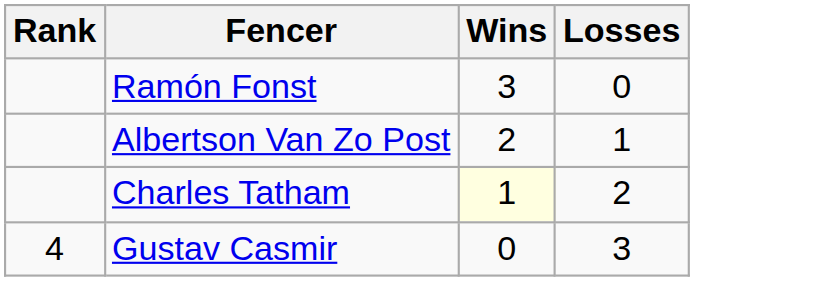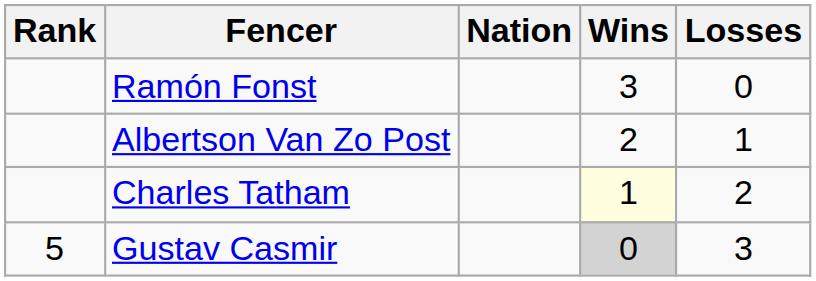+ column: (519, 31)
(55, 247) 4 -> (55, 247) 5
(507, 247) no background -> (628, 247) lightgrey background
